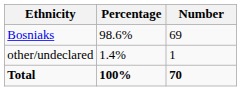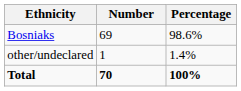columns swapped: (201, 14) <-> (131, 14)
